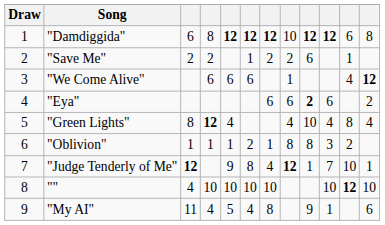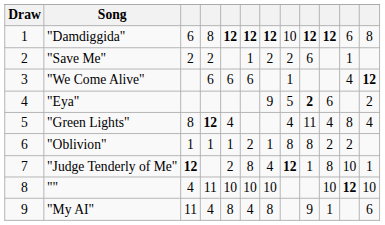(270, 101) 6 -> (270, 101) 9
(290, 101) 6 -> (290, 101) 5
(310, 123) 10 -> (310, 123) 11
(330, 144) 3 -> (330, 144) 2
(230, 166) 9 -> (230, 166) 2
(330, 166) 7 -> (330, 166) 8
(210, 187) 10 -> (210, 187) 11
(230, 209) 5 -> (230, 209) 8
